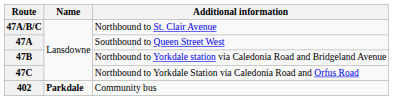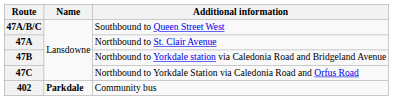(156, 27) Northbound to St. Clair Avenue -> (160, 27) Southbound to Queen Street West
(160, 42) Southbound to Queen Street West -> (156, 42) Northbound to St. Clair Avenue
